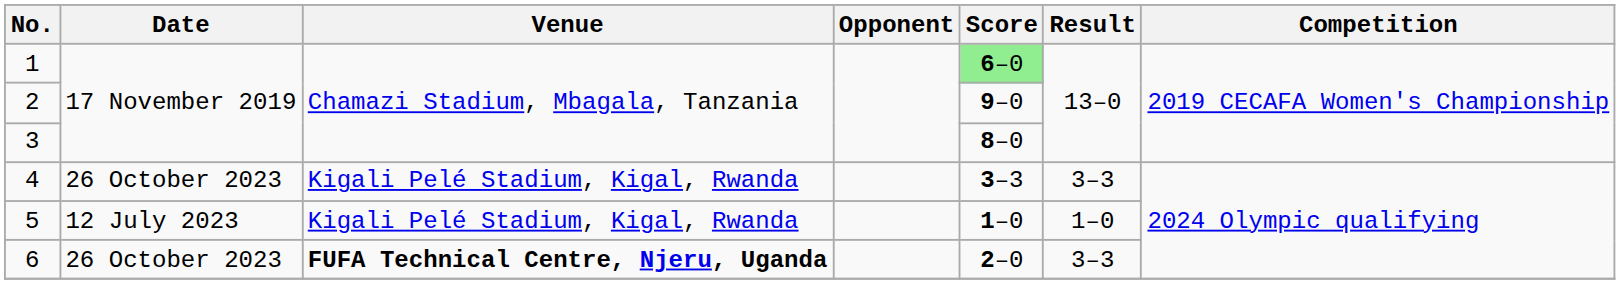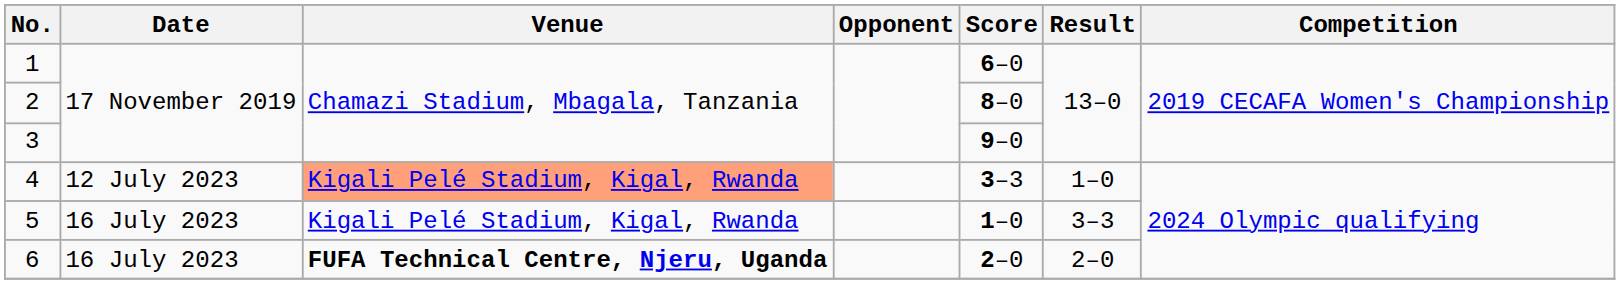(1002, 64) lightgreen background -> (1002, 64) no background
(1002, 103) 9–0 -> (1002, 103) 8–0
(1002, 142) 8–0 -> (1002, 142) 9–0
(174, 181) 26 October 2023 -> (152, 181) 12 July 2023
(553, 181) no background -> (553, 181) lightsalmon background
(1093, 181) 3–3 -> (1093, 181) 1–0
(152, 221) 12 July 2023 -> (152, 221) 16 July 2023
(1093, 221) 1–0 -> (1093, 221) 3–3
(174, 260) 26 October 2023 -> (152, 260) 16 July 2023
(1093, 260) 3–3 -> (1093, 260) 2–0
